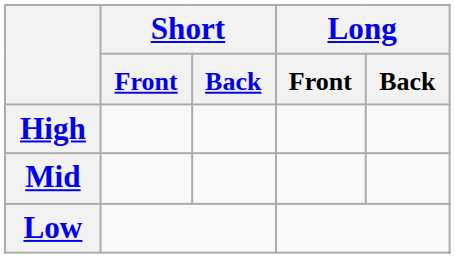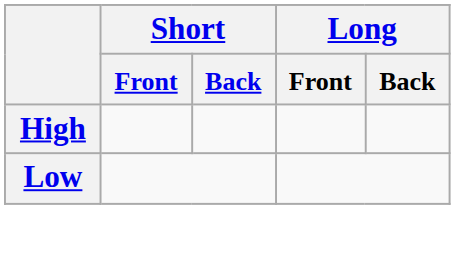- row: (53, 177)
